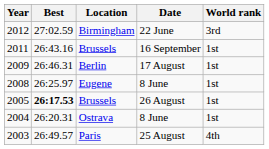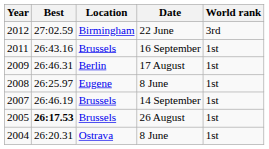+ row: (18, 100)
- row: (18, 135)
